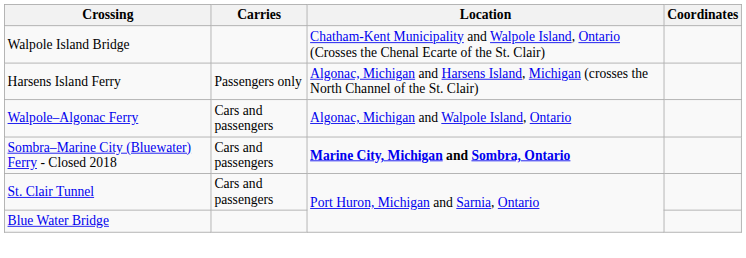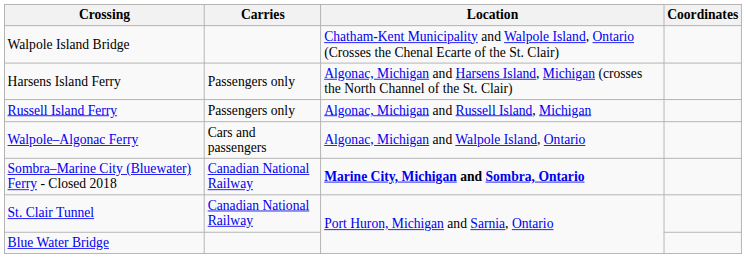+ row: (62, 110)
(244, 155) Cars and passengers -> (258, 176) Canadian National Railway
(244, 191) Cars and passengers -> (258, 213) Canadian National Railway
